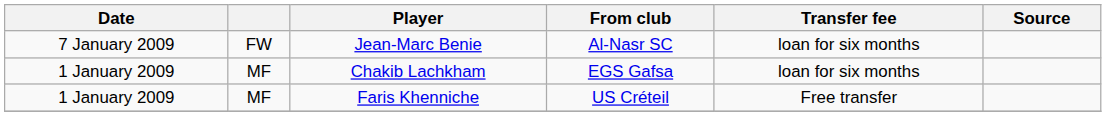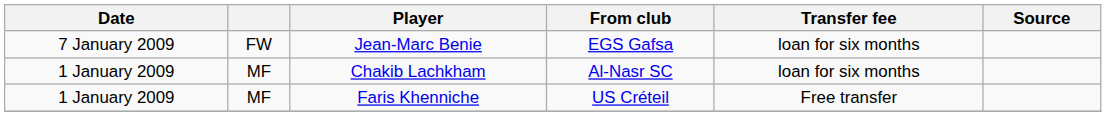(631, 44) Al-Nasr SC -> (631, 44) EGS Gafsa
(631, 71) EGS Gafsa -> (631, 71) Al-Nasr SC
